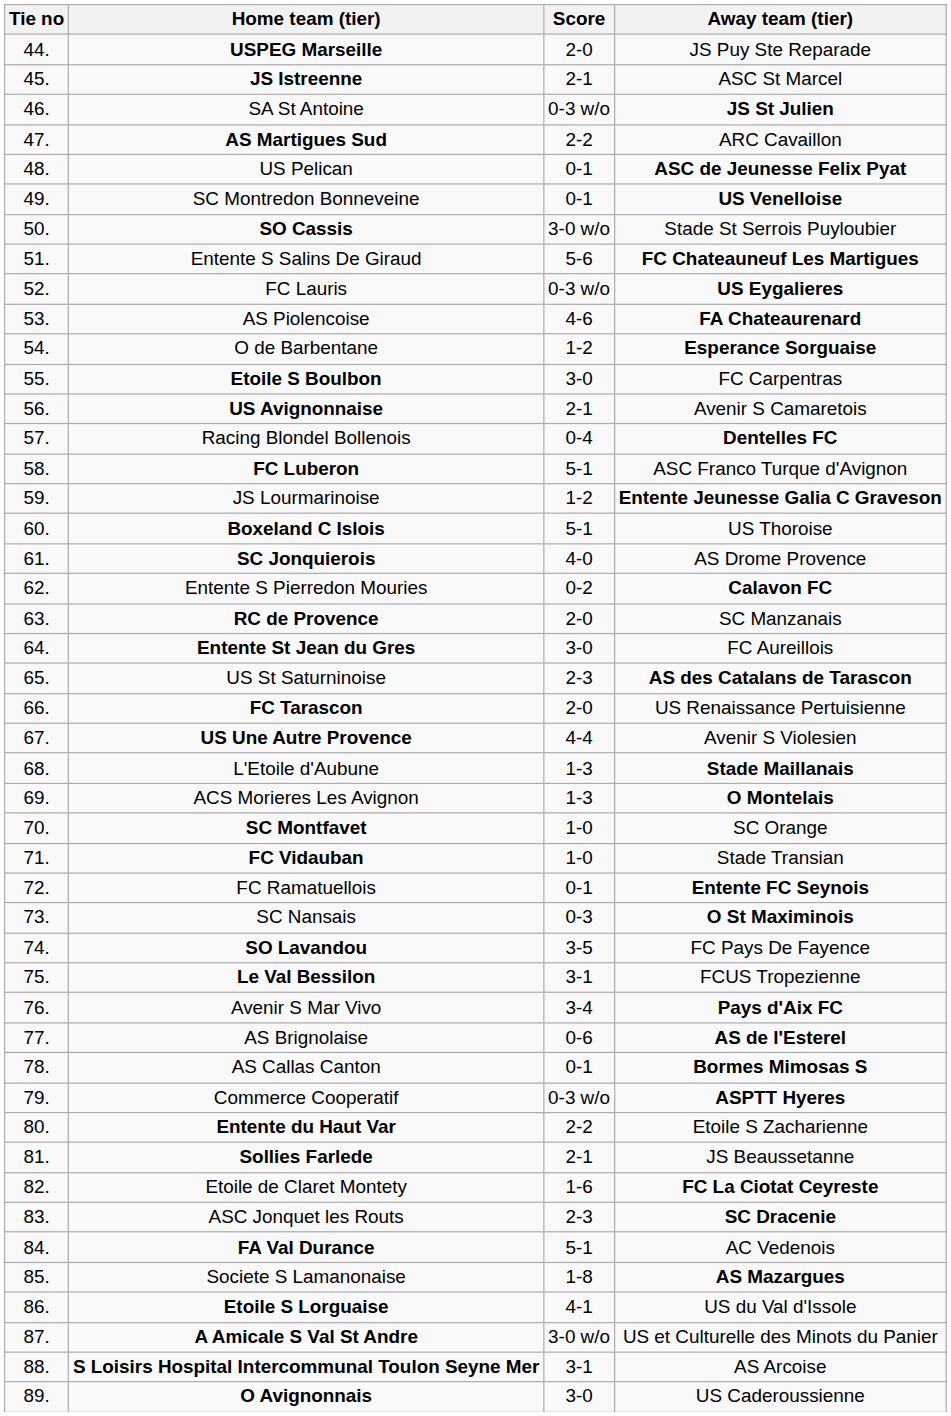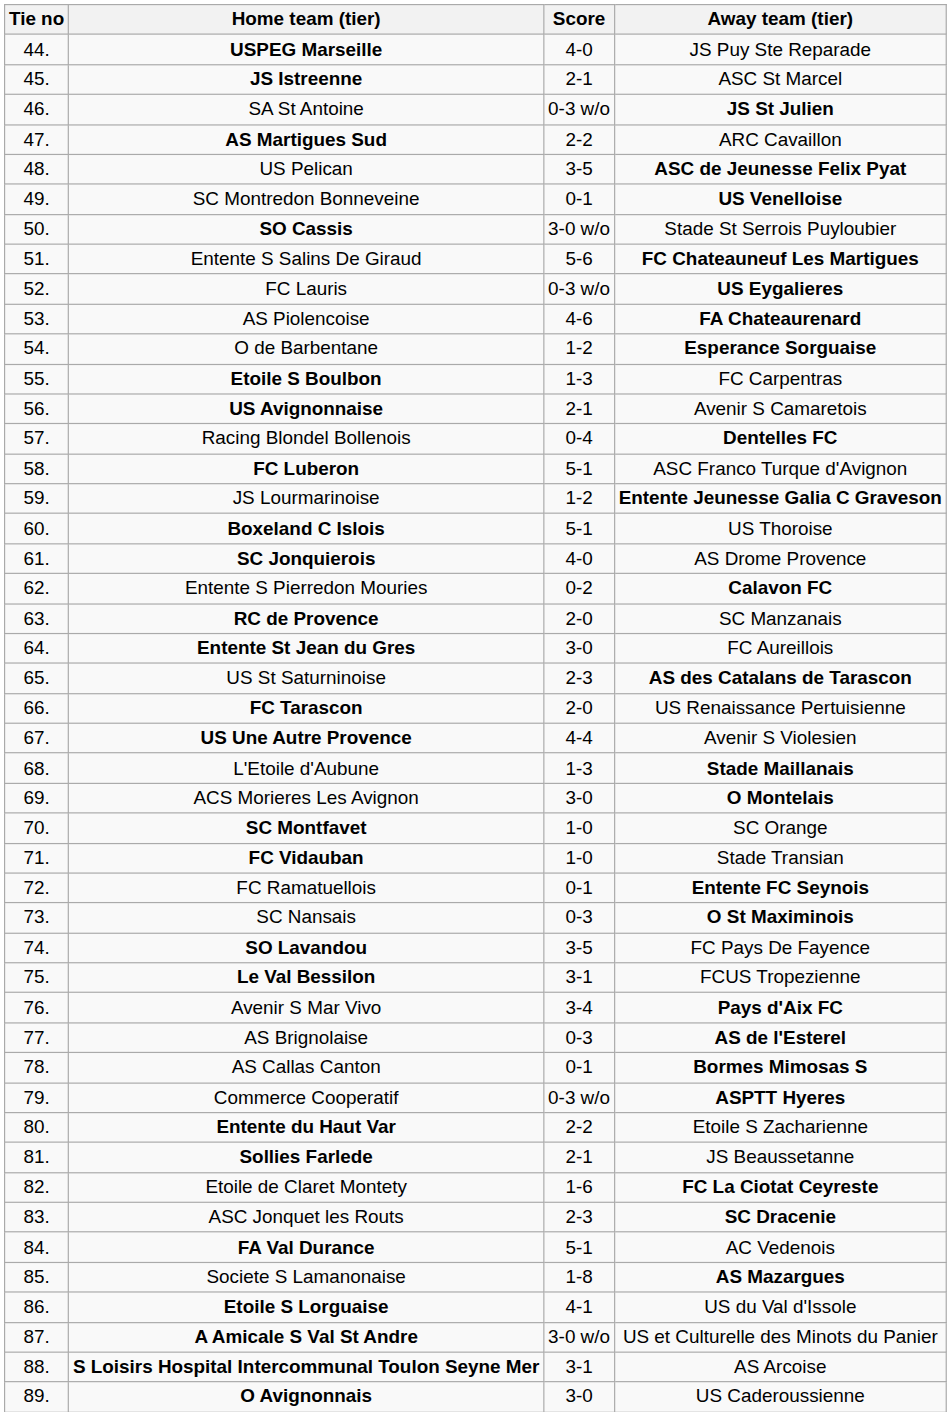(579, 49) 2-0 -> (579, 49) 4-0
(579, 169) 0-1 -> (579, 169) 3-5
(579, 378) 3-0 -> (579, 378) 1-3
(579, 797) 1-3 -> (579, 797) 3-0
(579, 1037) 0-6 -> (579, 1037) 0-3
